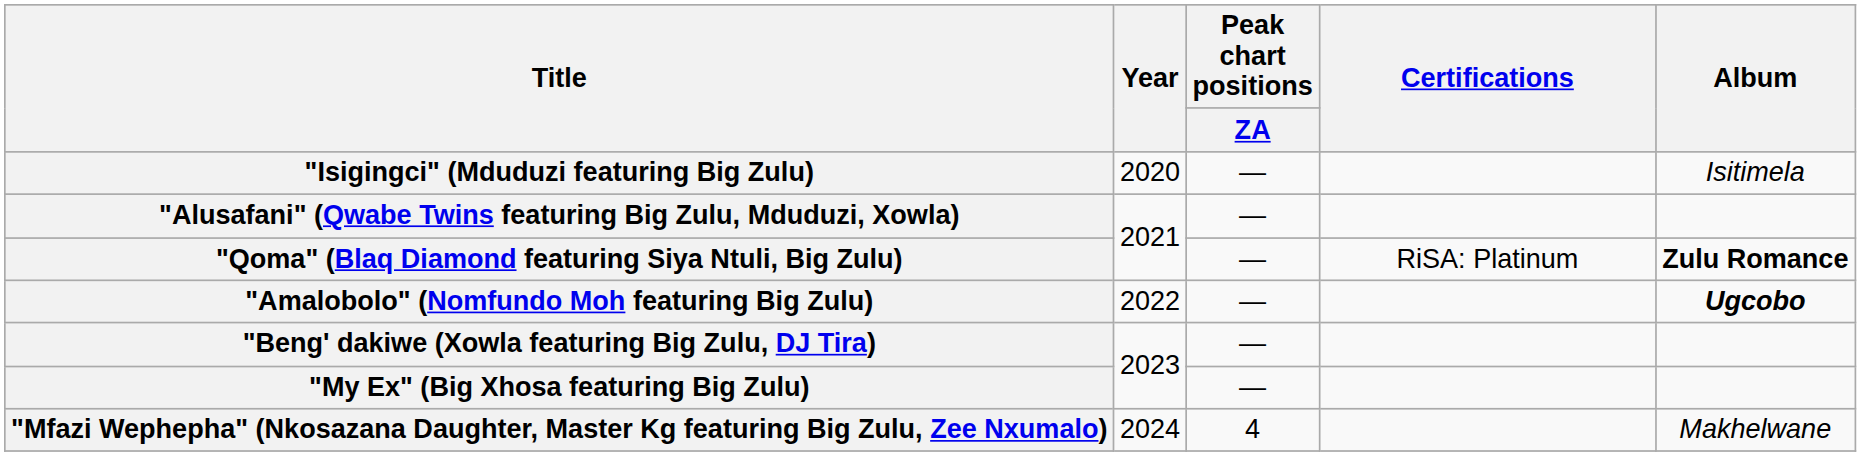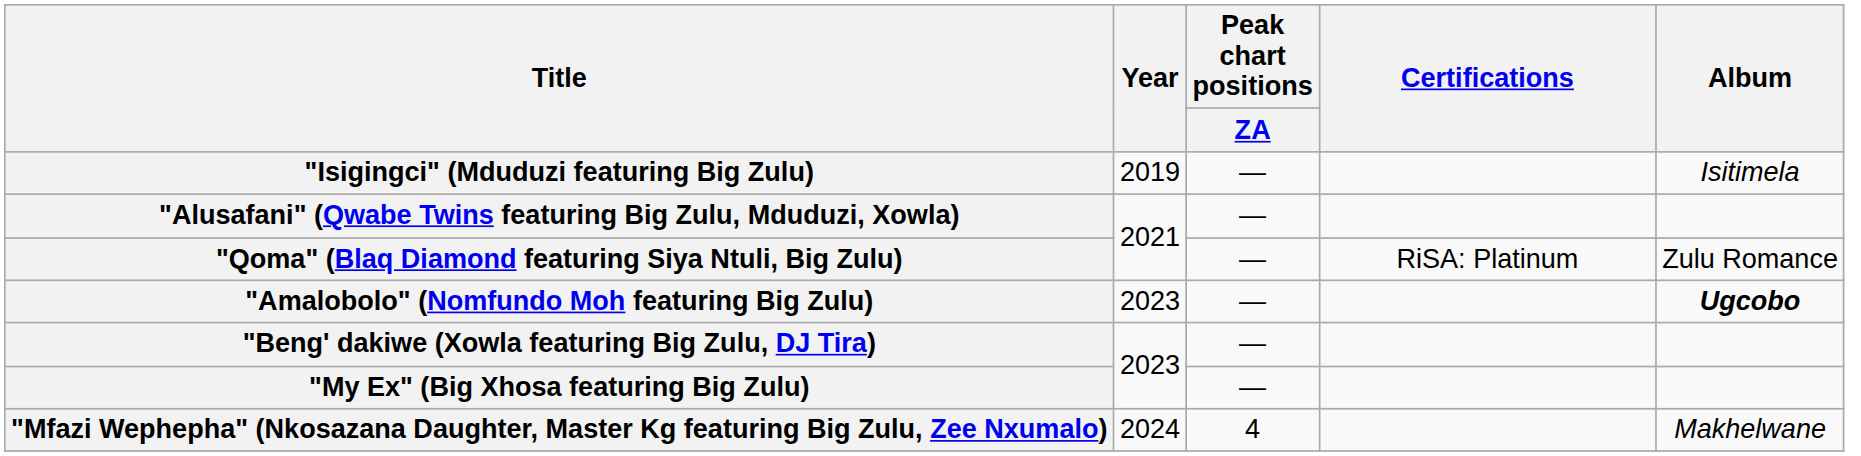(1150, 172) 2020 -> (1150, 172) 2019
(1755, 258) bold -> (1750, 258) normal
(1150, 301) 2022 -> (1150, 301) 2023
